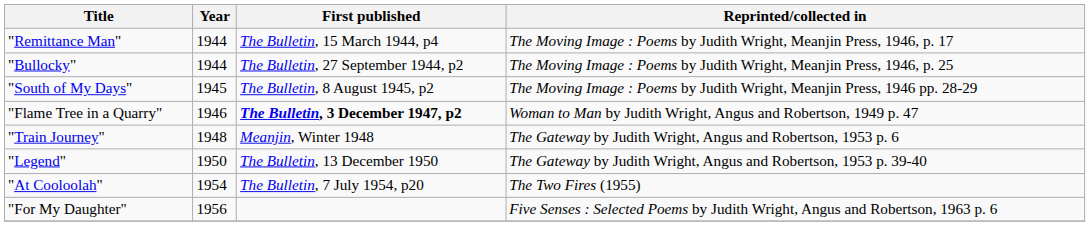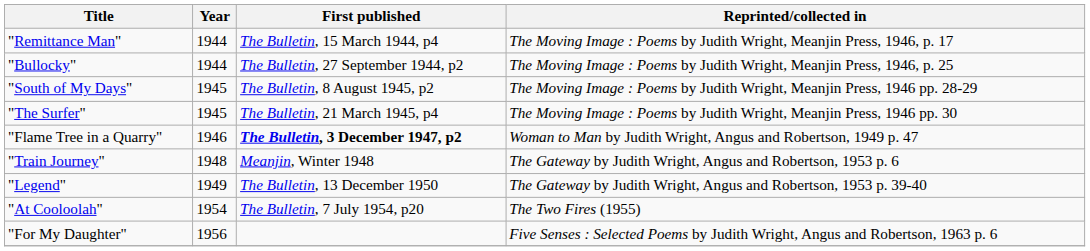+ row: (47, 112)
(212, 161) 1950 -> (212, 185) 1949
